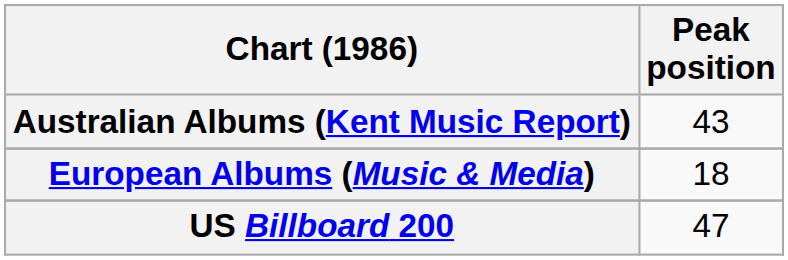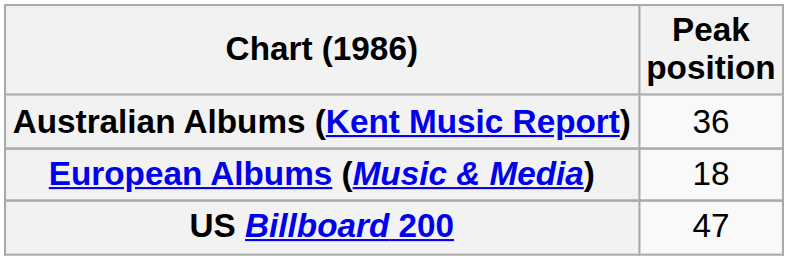(711, 121) 43 -> (711, 121) 36
